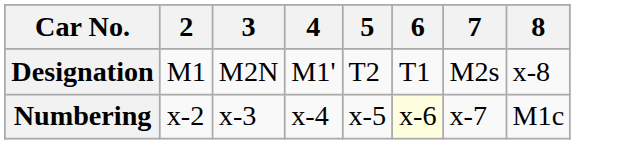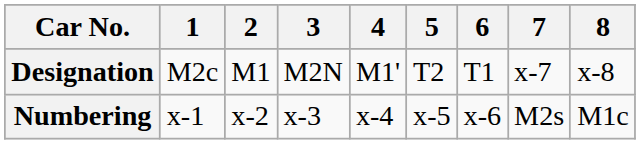+ column: (193, 26)
(475, 71) M2s -> (533, 71) x-7
(418, 116) lightyellow background -> (482, 116) no background
(468, 116) x-7 -> (539, 116) M2s
